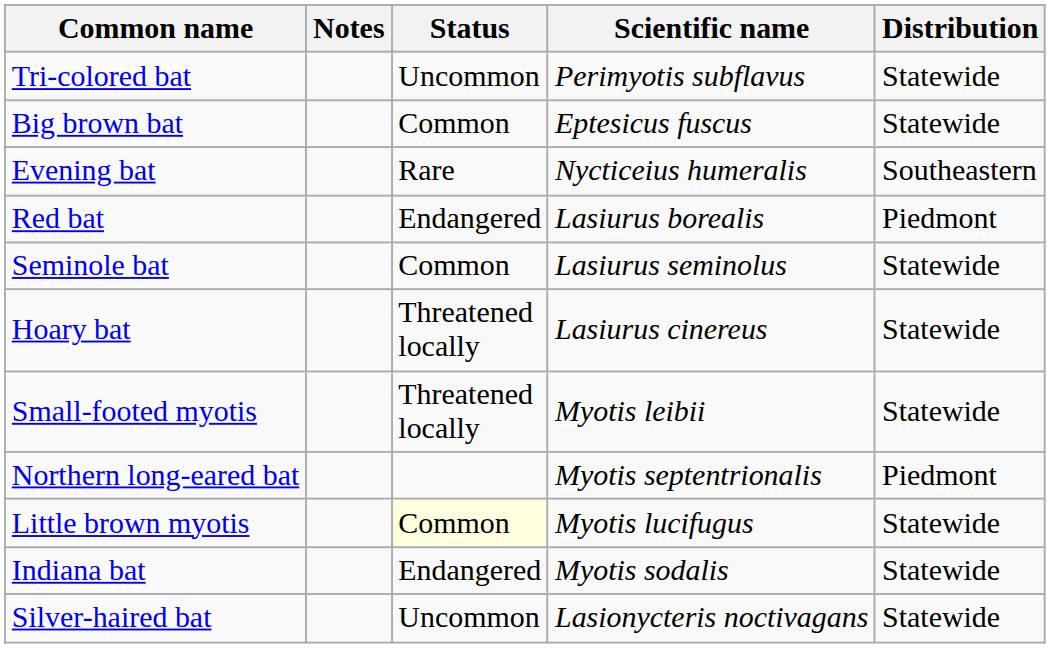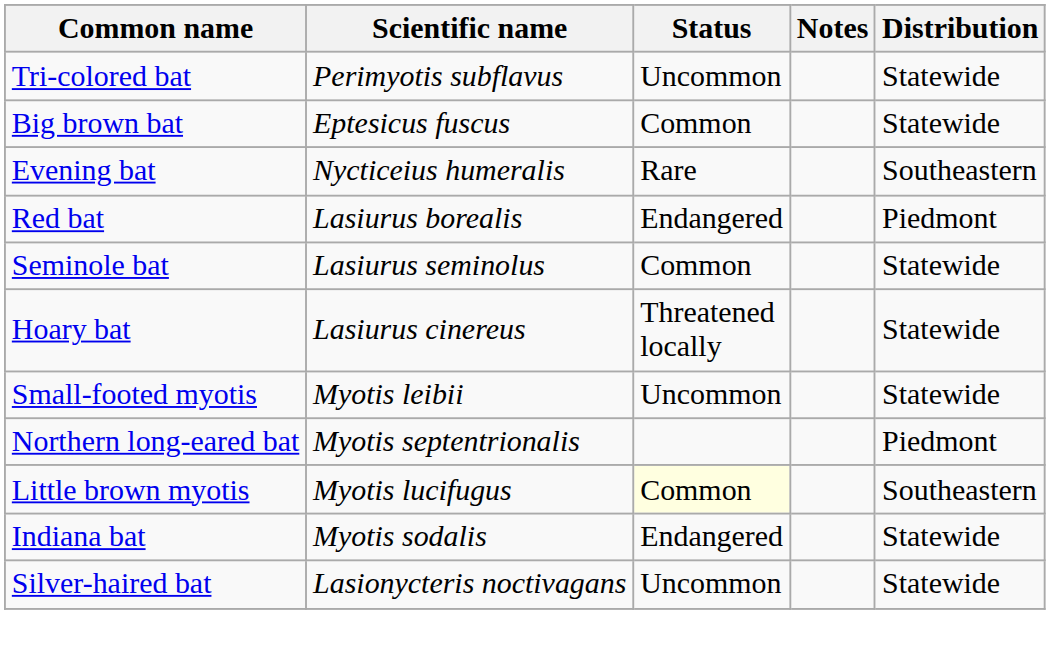columns swapped: (712, 28) <-> (349, 28)
(466, 410) Threatened locally -> (711, 394) Uncommon
(941, 522) Statewide -> (959, 488) Southeastern
